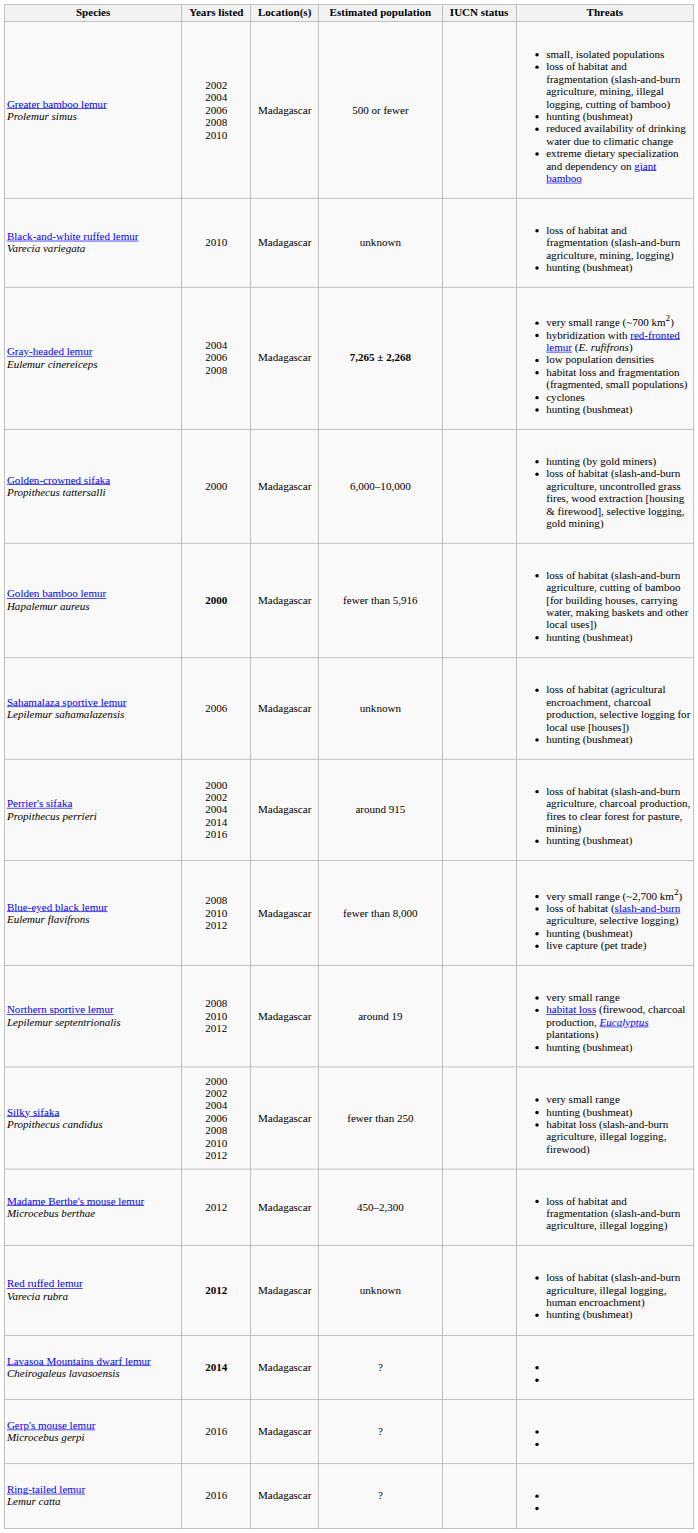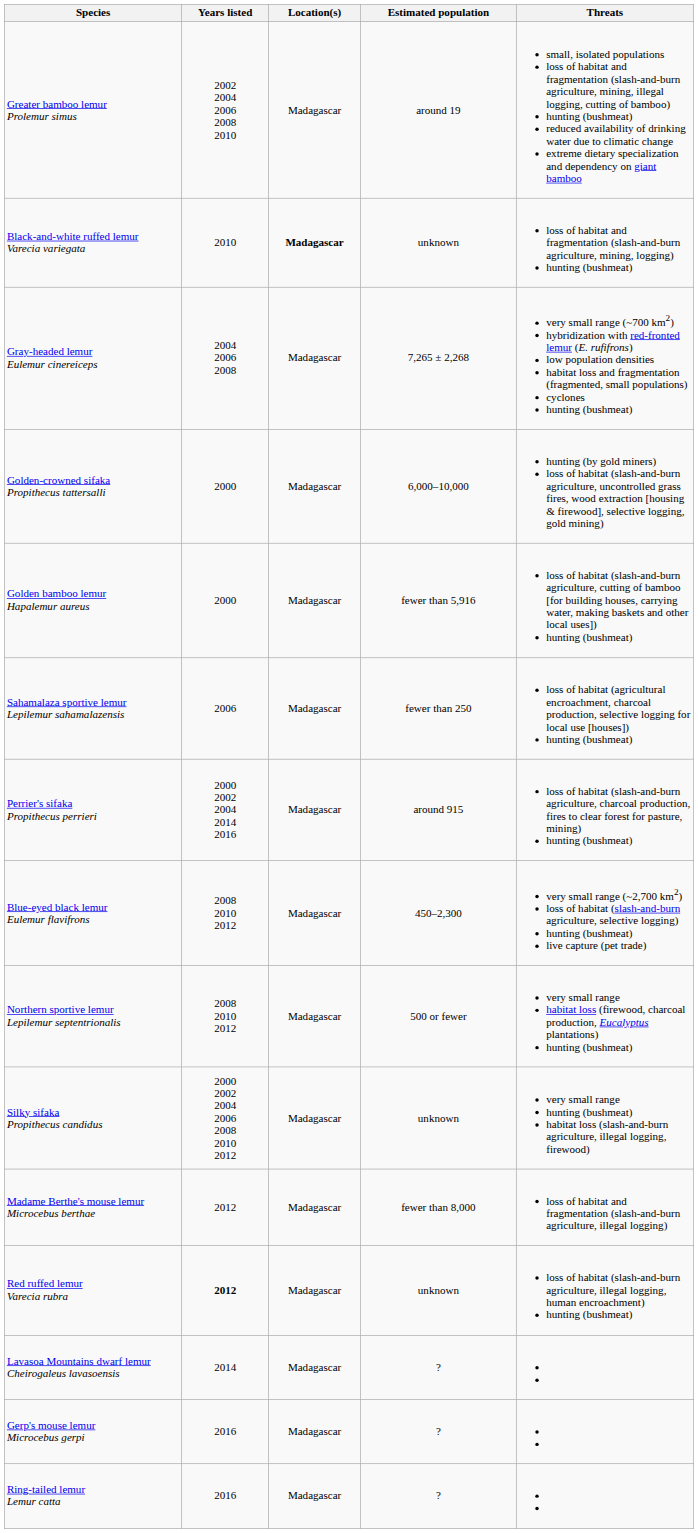- column: (479, 13)
(380, 110) 500 or fewer -> (438, 110) around 19
(285, 242) normal -> (315, 242) bold
(380, 358) bold -> (438, 358) normal
(216, 600) bold -> (225, 600) normal
(380, 708) unknown -> (438, 708) fewer than 250
(380, 913) fewer than 8,000 -> (438, 913) 450–2,300
(380, 1016) around 19 -> (438, 1016) 500 or fewer
(380, 1118) fewer than 250 -> (438, 1118) unknown
(380, 1207) 450–2,300 -> (438, 1207) fewer than 8,000
(216, 1367) bold -> (225, 1367) normal
